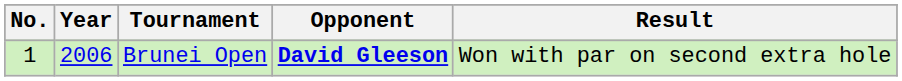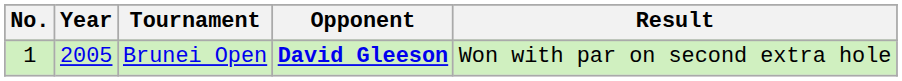(86, 58) 2006 -> (86, 58) 2005
